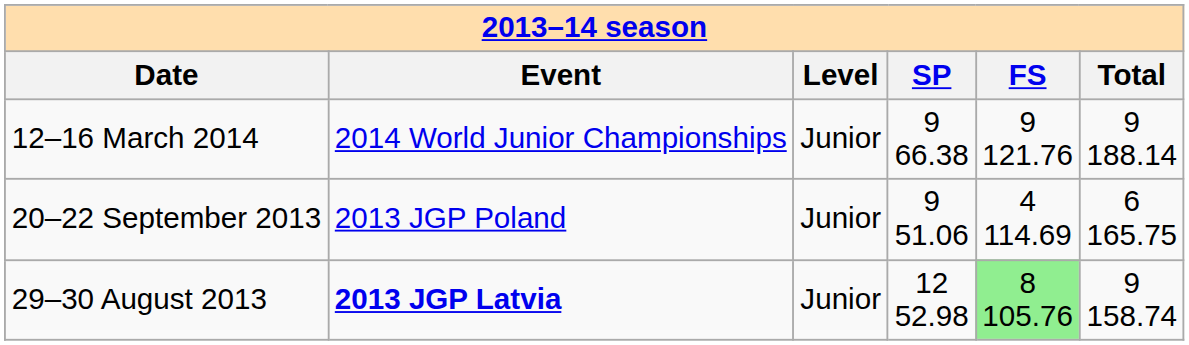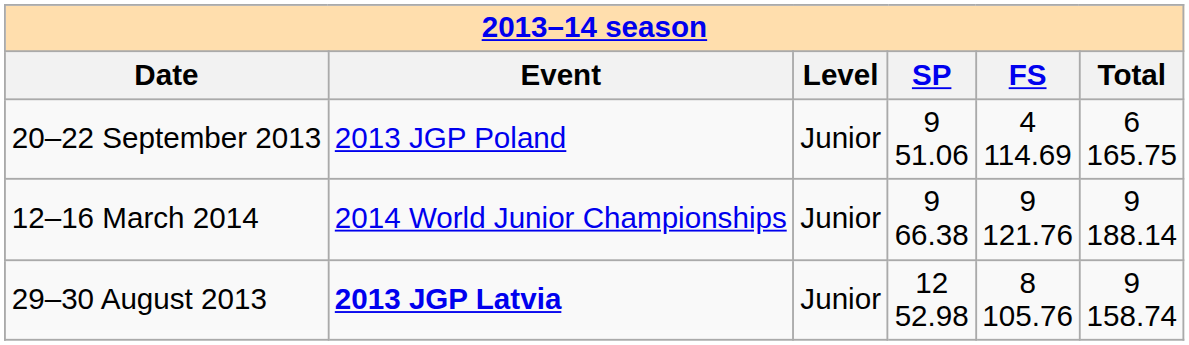rows swapped: (135, 138) <-> (166, 218)
(1028, 298) lightgreen background -> (1028, 298) no background
